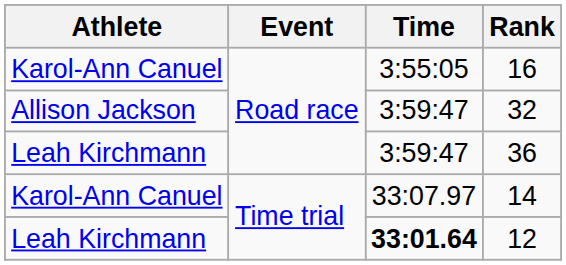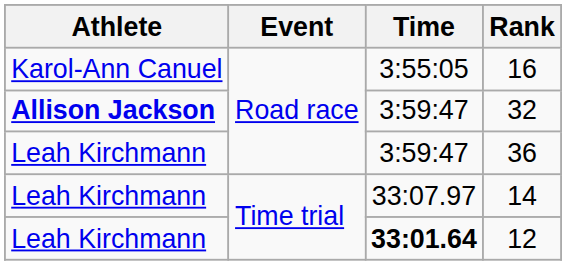(103, 111) normal -> (113, 111) bold
(117, 196) Karol-Ann Canuel -> (109, 196) Leah Kirchmann
